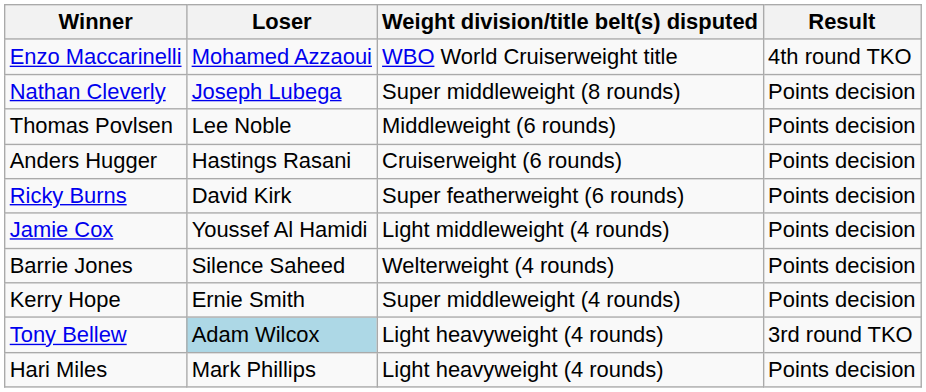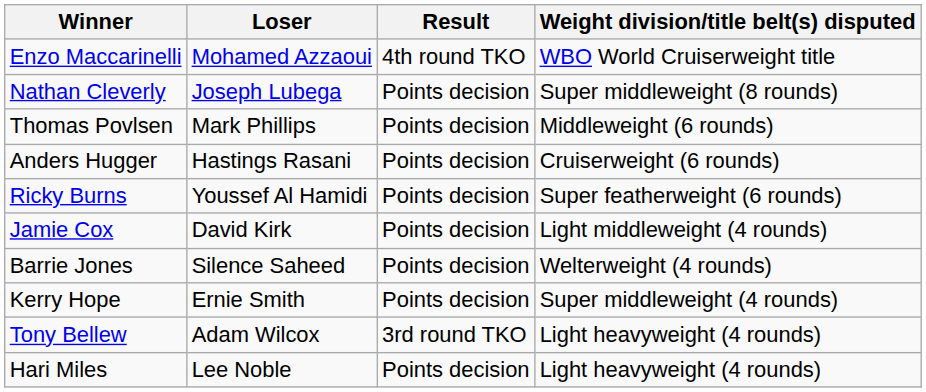columns swapped: (570, 21) <-> (842, 21)
(242, 126) Lee Noble -> (254, 126) Mark Phillips
(242, 195) David Kirk -> (280, 195) Youssef Al Hamidi
(280, 230) Youssef Al Hamidi -> (242, 230) David Kirk
(256, 334) lightblue background -> (256, 334) no background
(254, 369) Mark Phillips -> (242, 369) Lee Noble
